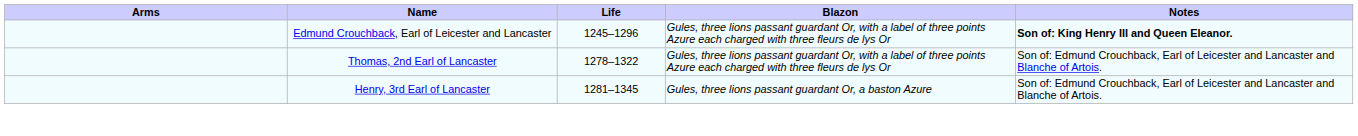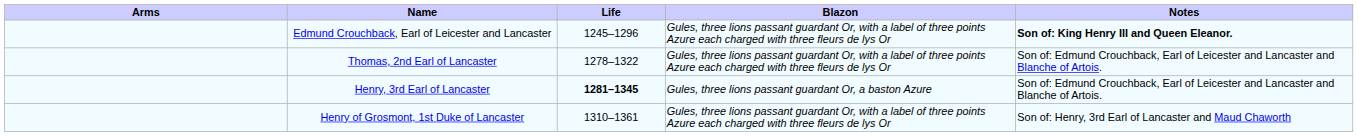(611, 89) normal -> (611, 89) bold
+ row: (422, 117)
